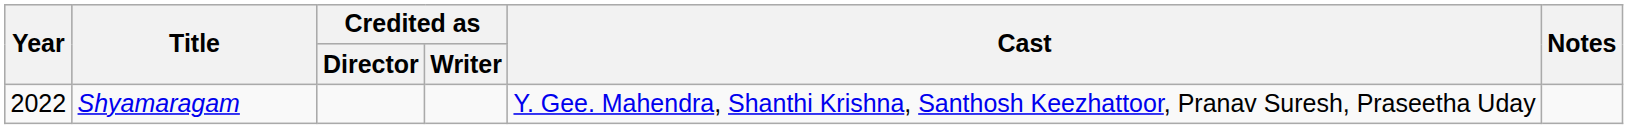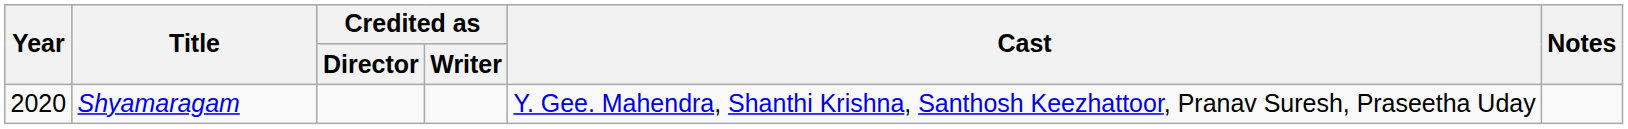(38, 103) 2022 -> (38, 103) 2020
